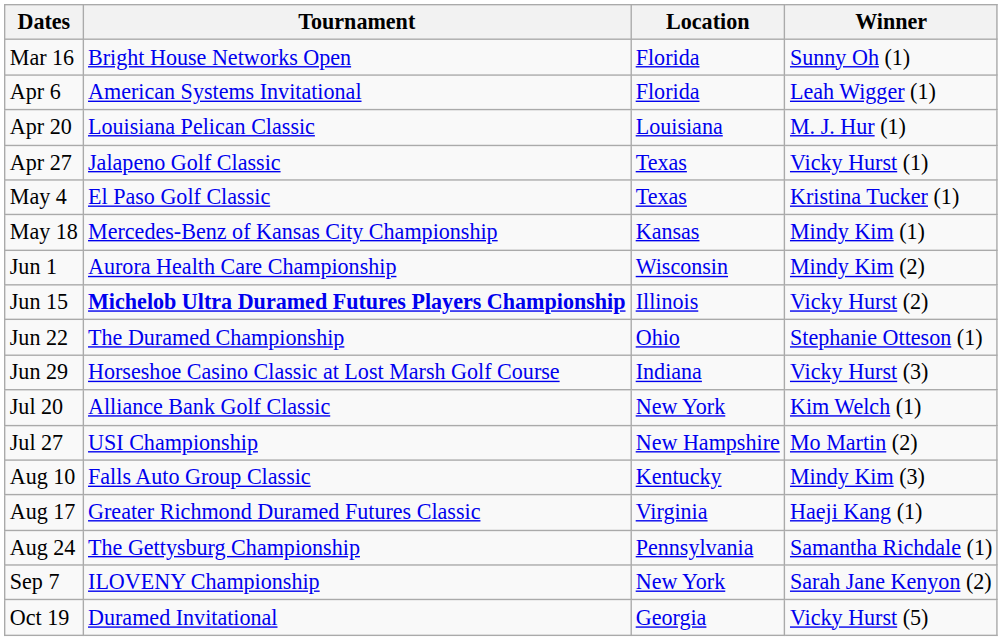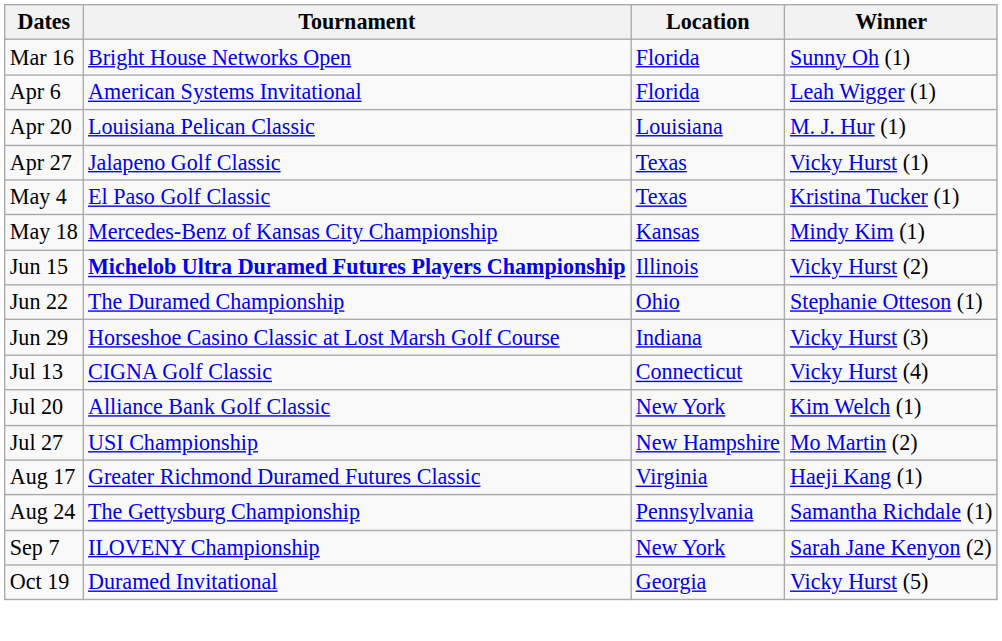- row: (33, 267)
+ row: (36, 372)
- row: (43, 477)
